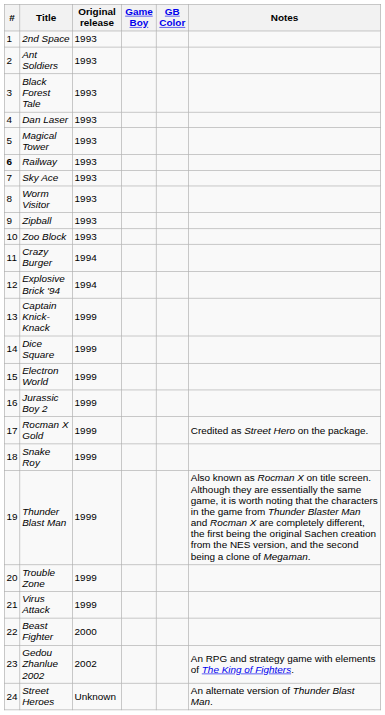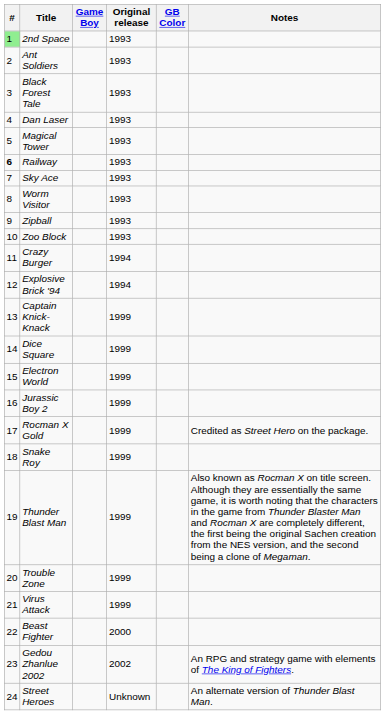columns swapped: (97, 17) <-> (139, 17)
(9, 39) no background -> (9, 39) lightgreen background
